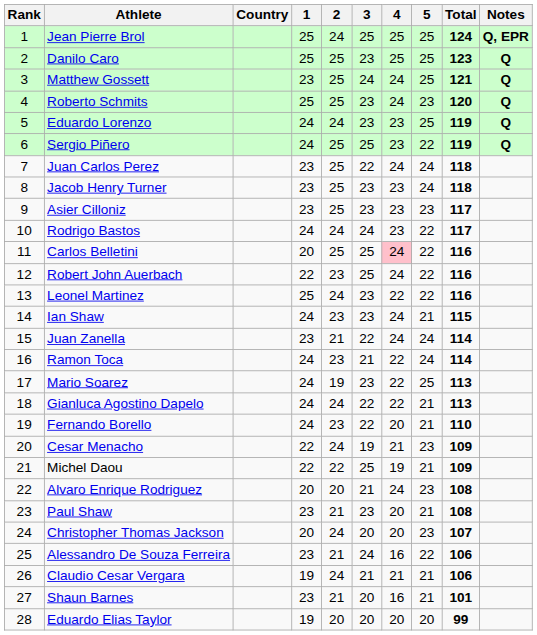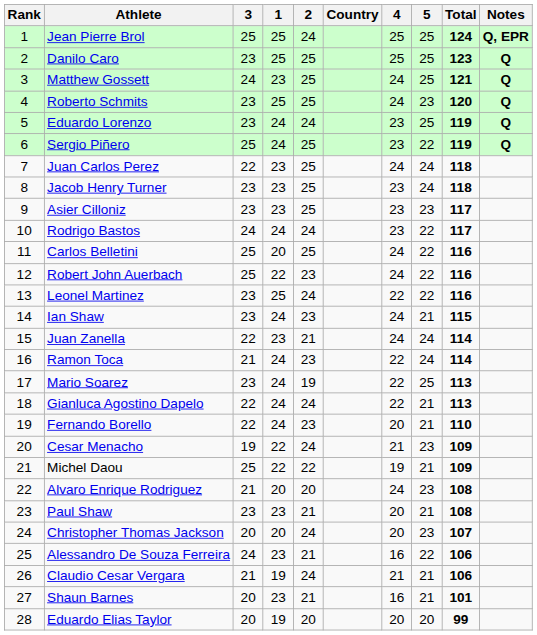columns swapped: (262, 15) <-> (367, 15)
(397, 252) pink background -> (397, 252) no background
